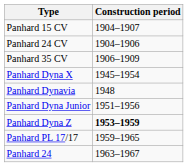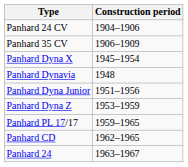- row: (37, 28)
(117, 122) bold -> (117, 106) normal
+ row: (31, 138)
